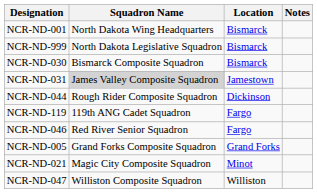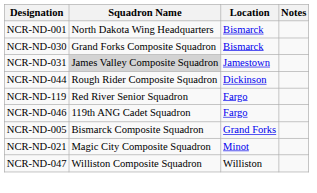- row: (37, 46)
(137, 63) Bismarck Composite Squadron -> (144, 46) Grand Forks Composite Squadron
(131, 113) 119th ANG Cadet Squadron -> (130, 96) Red River Senior Squadron
(130, 130) Red River Senior Squadron -> (131, 113) 119th ANG Cadet Squadron
(144, 146) Grand Forks Composite Squadron -> (137, 130) Bismarck Composite Squadron
